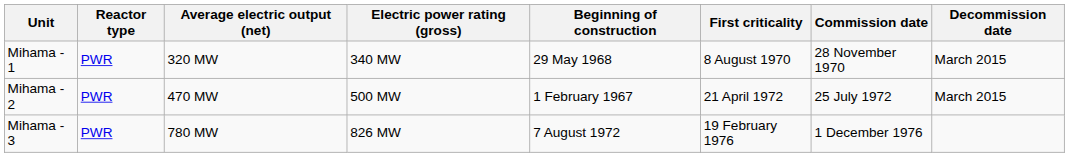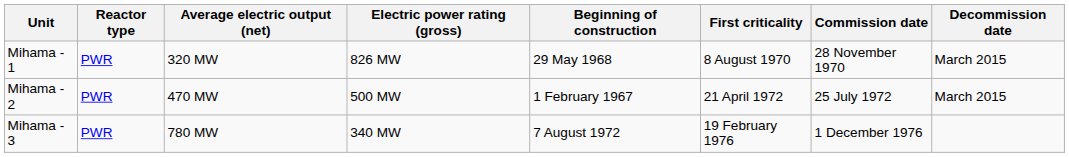(376, 59) 340 MW -> (376, 59) 826 MW
(376, 133) 826 MW -> (376, 133) 340 MW
